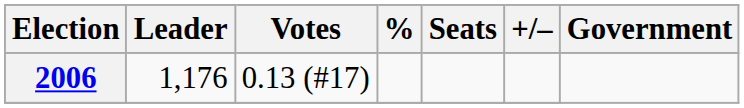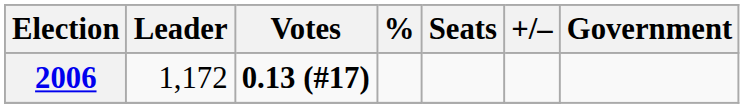(193, 77) 1,176 -> (193, 77) 1,172
(306, 77) normal -> (306, 77) bold
